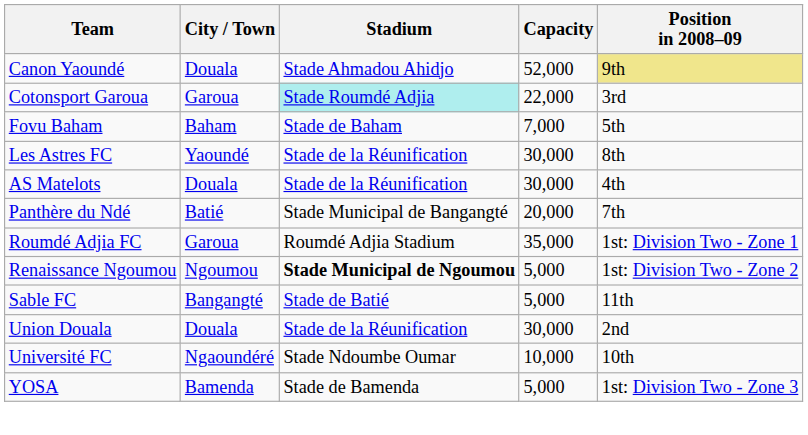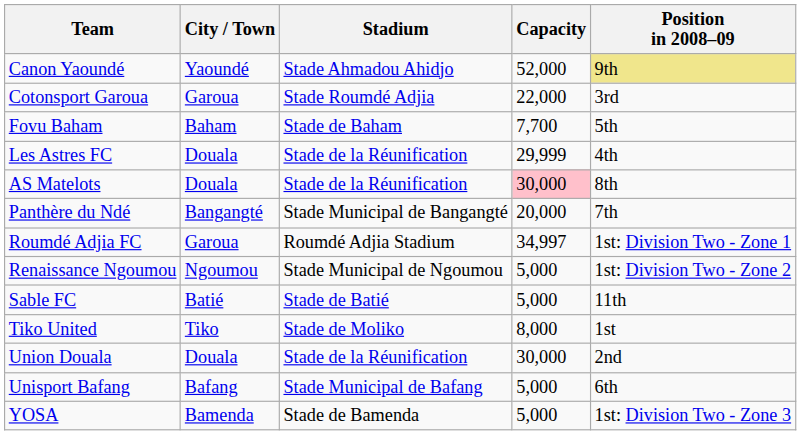(211, 68) Douala -> (217, 68) Yaoundé
(359, 97) paleturquoise background -> (359, 97) no background
(544, 126) 7,000 -> (537, 126) 7,700
(217, 155) Yaoundé -> (211, 155) Douala
(549, 155) 30,000 -> (541, 155) 29,999
(700, 155) 8th -> (693, 155) 4th
(549, 184) no background -> (541, 184) pink background
(700, 184) 4th -> (693, 184) 8th
(204, 213) Batié -> (224, 213) Bangangté
(549, 241) 35,000 -> (541, 241) 34,997
(399, 270) bold -> (393, 270) normal
(224, 299) Bangangté -> (204, 299) Batié
+ row: (53, 328)
+ row: (69, 386)
- row: (60, 357)
